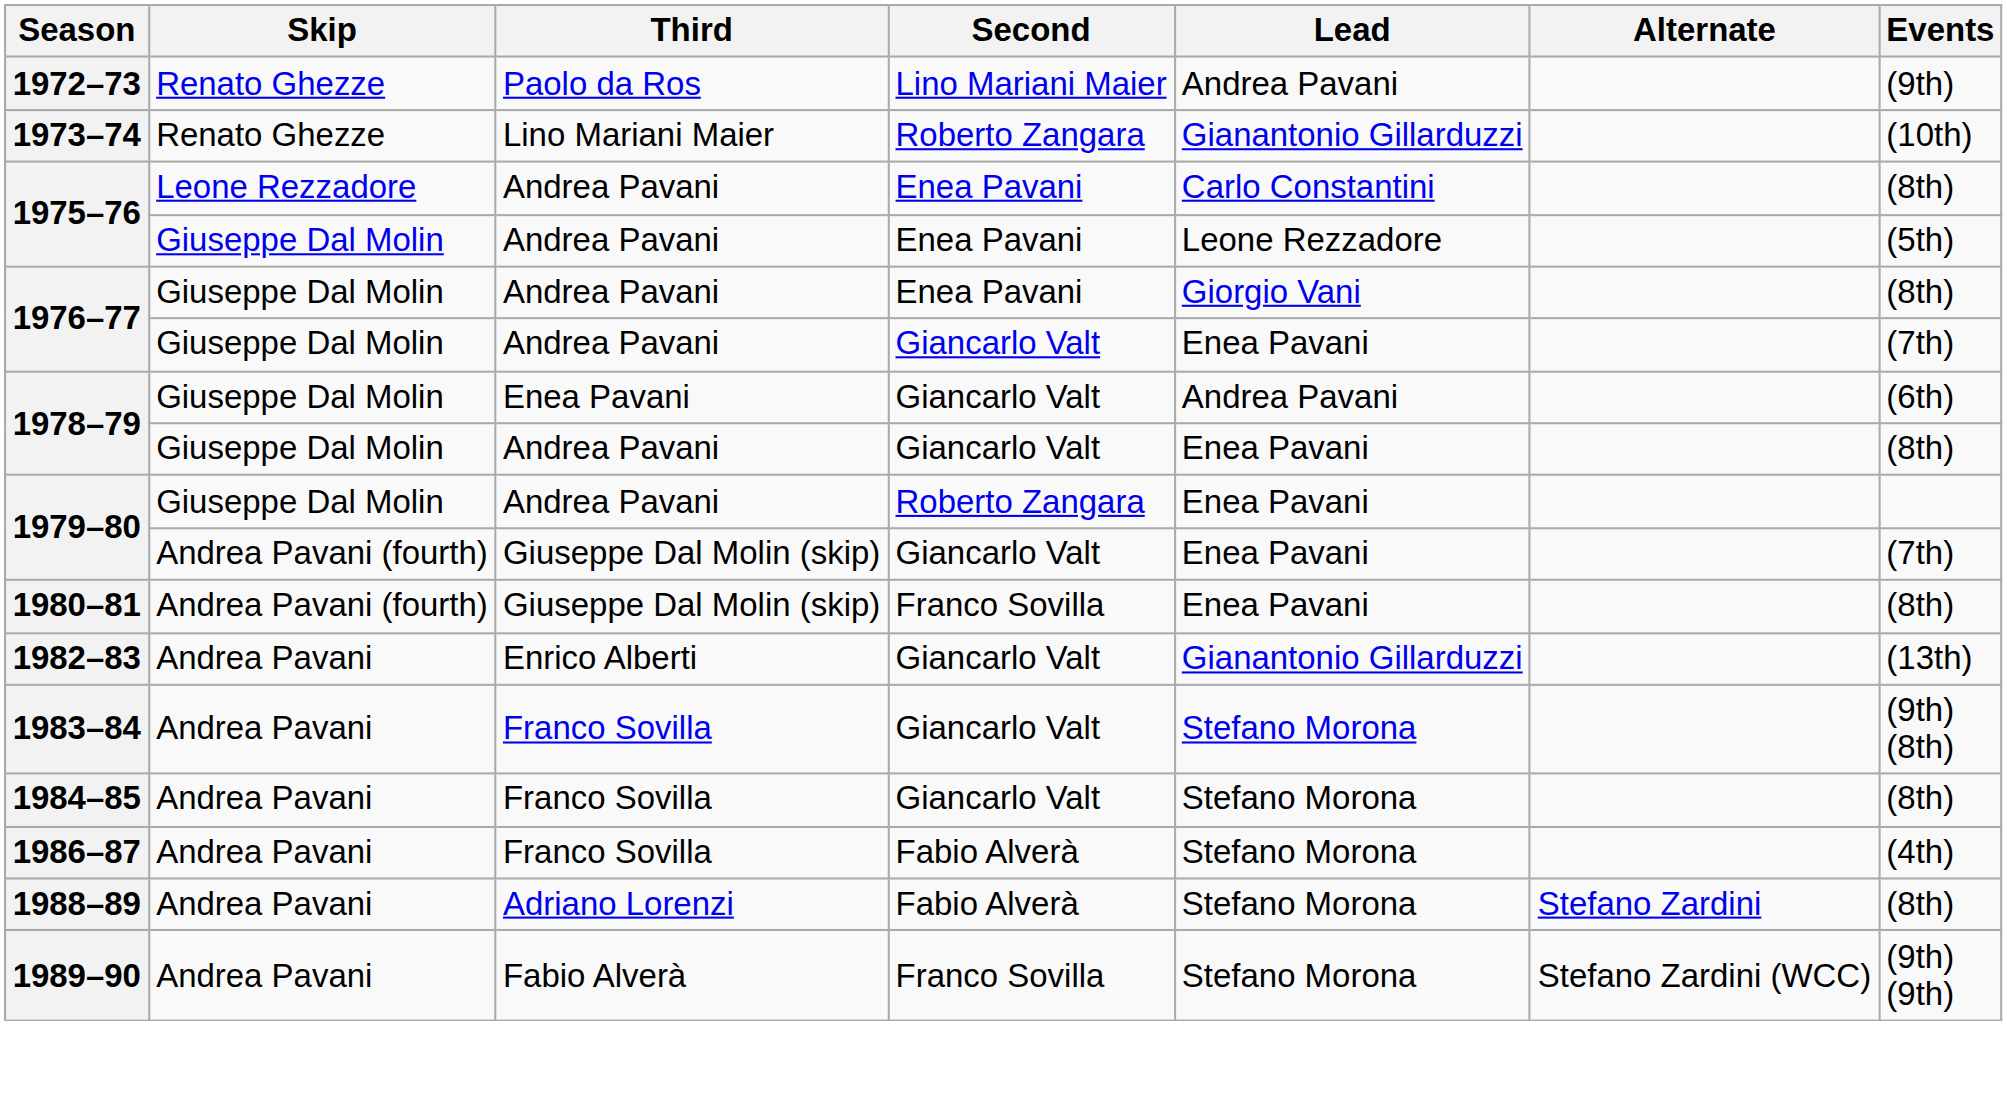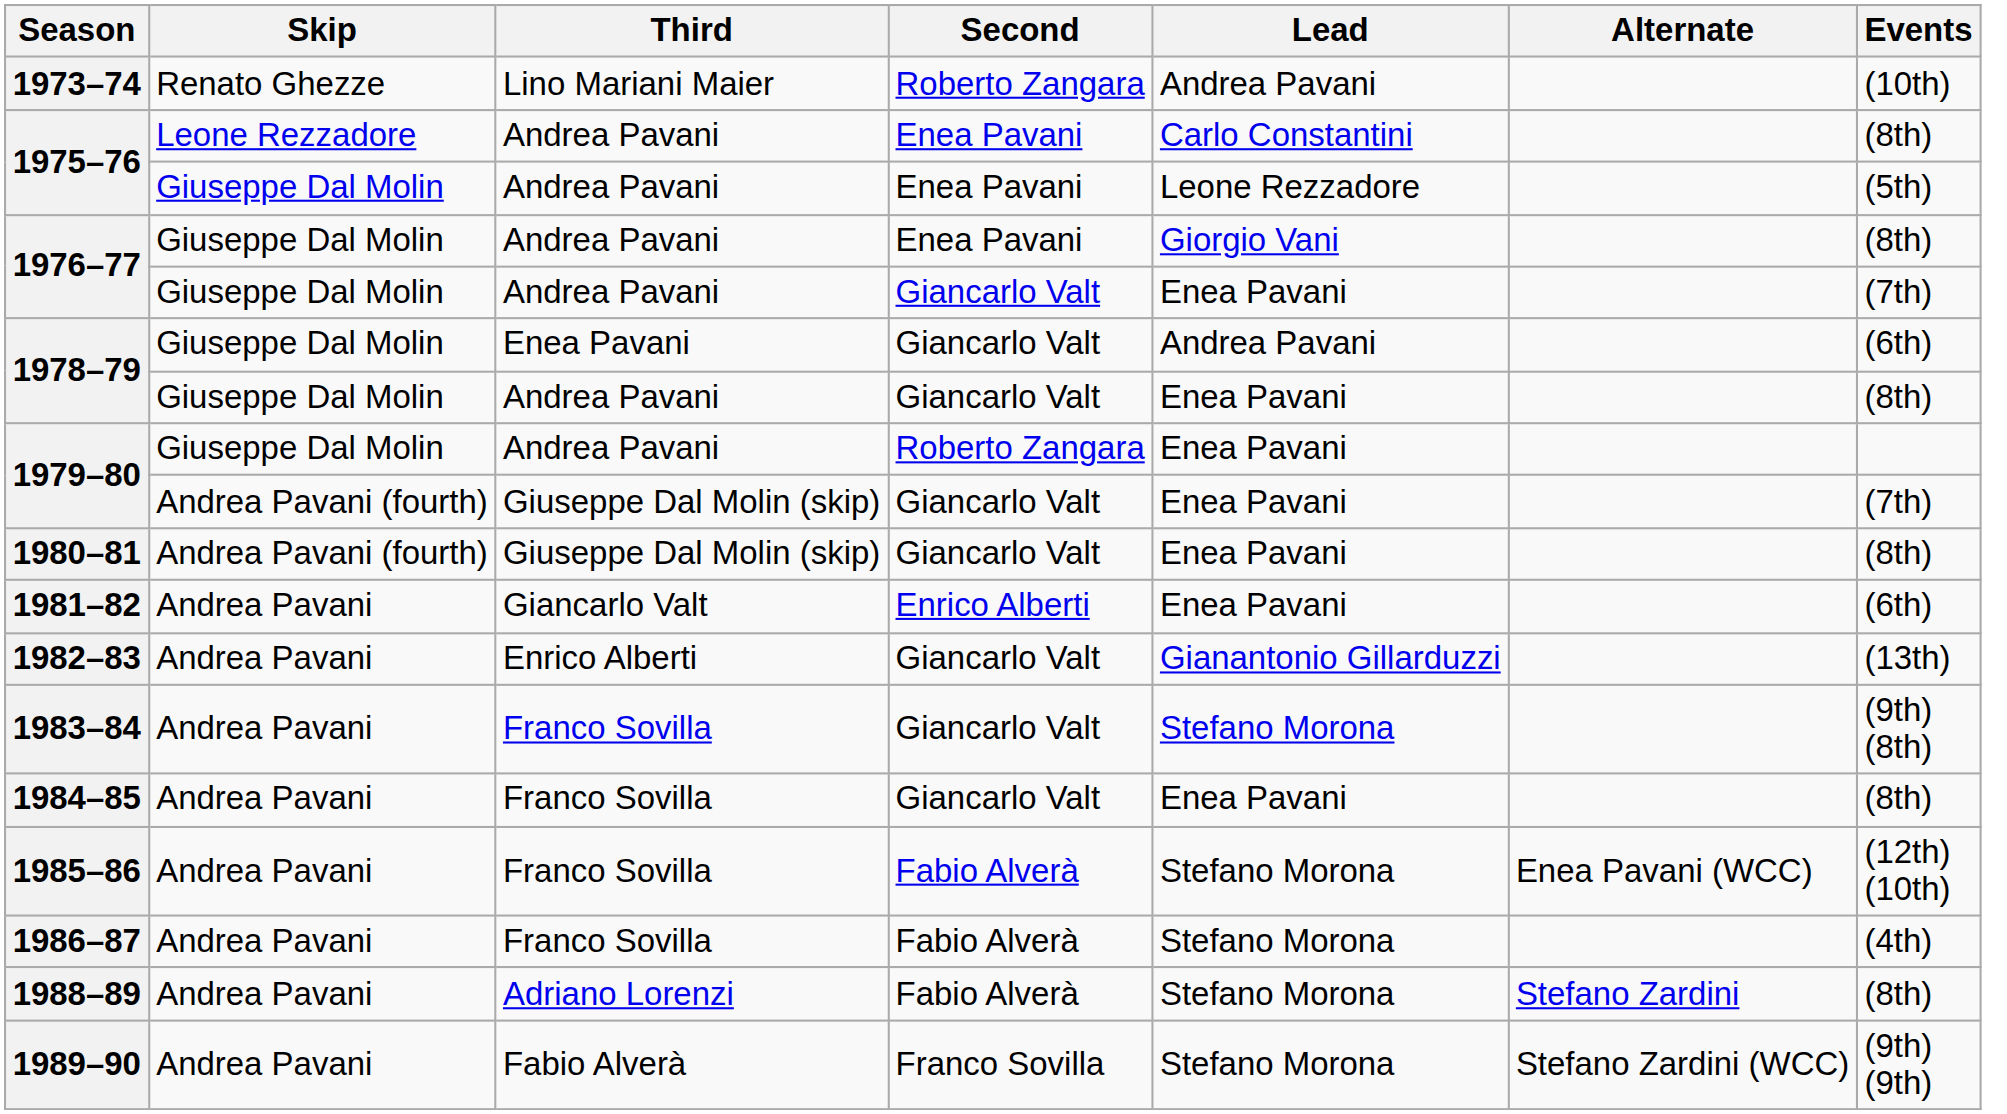- row: (77, 82)
(1352, 135) Gianantonio Gillarduzzi -> (1268, 82) Andrea Pavani
(1000, 605) Franco Sovilla -> (998, 553) Giancarlo Valt
+ row: (77, 605)
(1299, 799) Stefano Morona -> (1253, 799) Enea Pavani
+ row: (77, 870)
